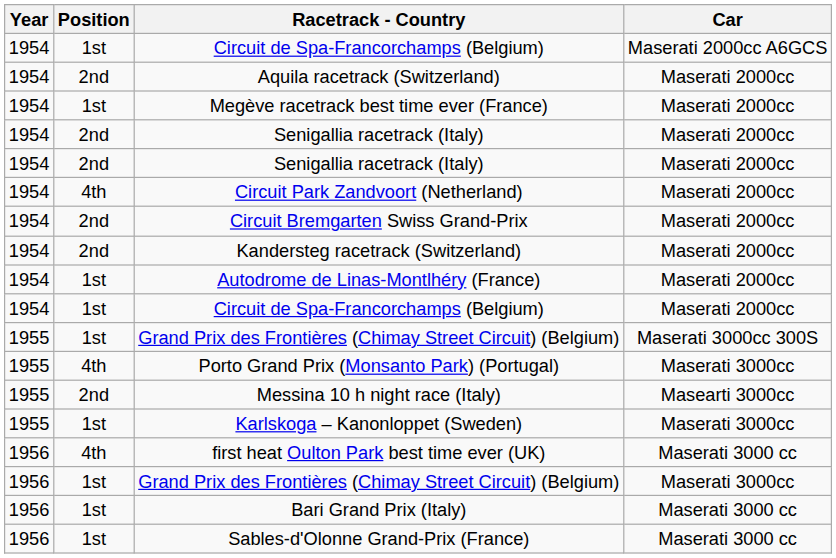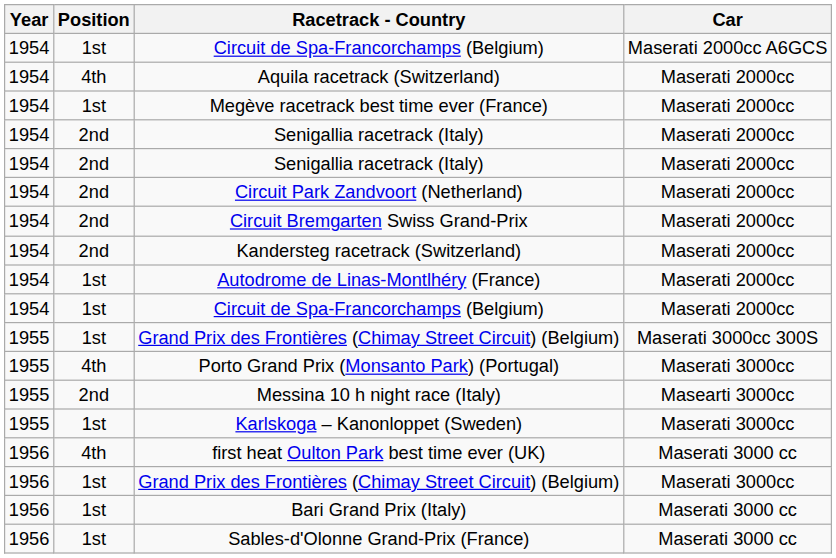(94, 77) 2nd -> (94, 77) 4th
(94, 192) 4th -> (94, 192) 2nd
